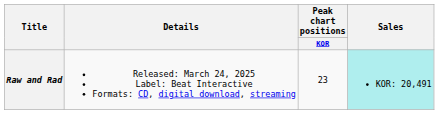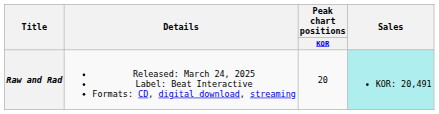(323, 80) 23 -> (323, 80) 20
